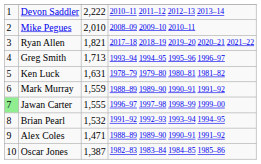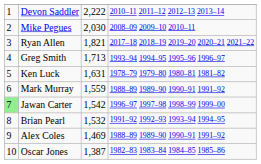(95, 27) 2,010 -> (95, 27) 2,030
(95, 105) 1,555 -> (95, 105) 1,542
(95, 136) 1,471 -> (95, 136) 1,469
